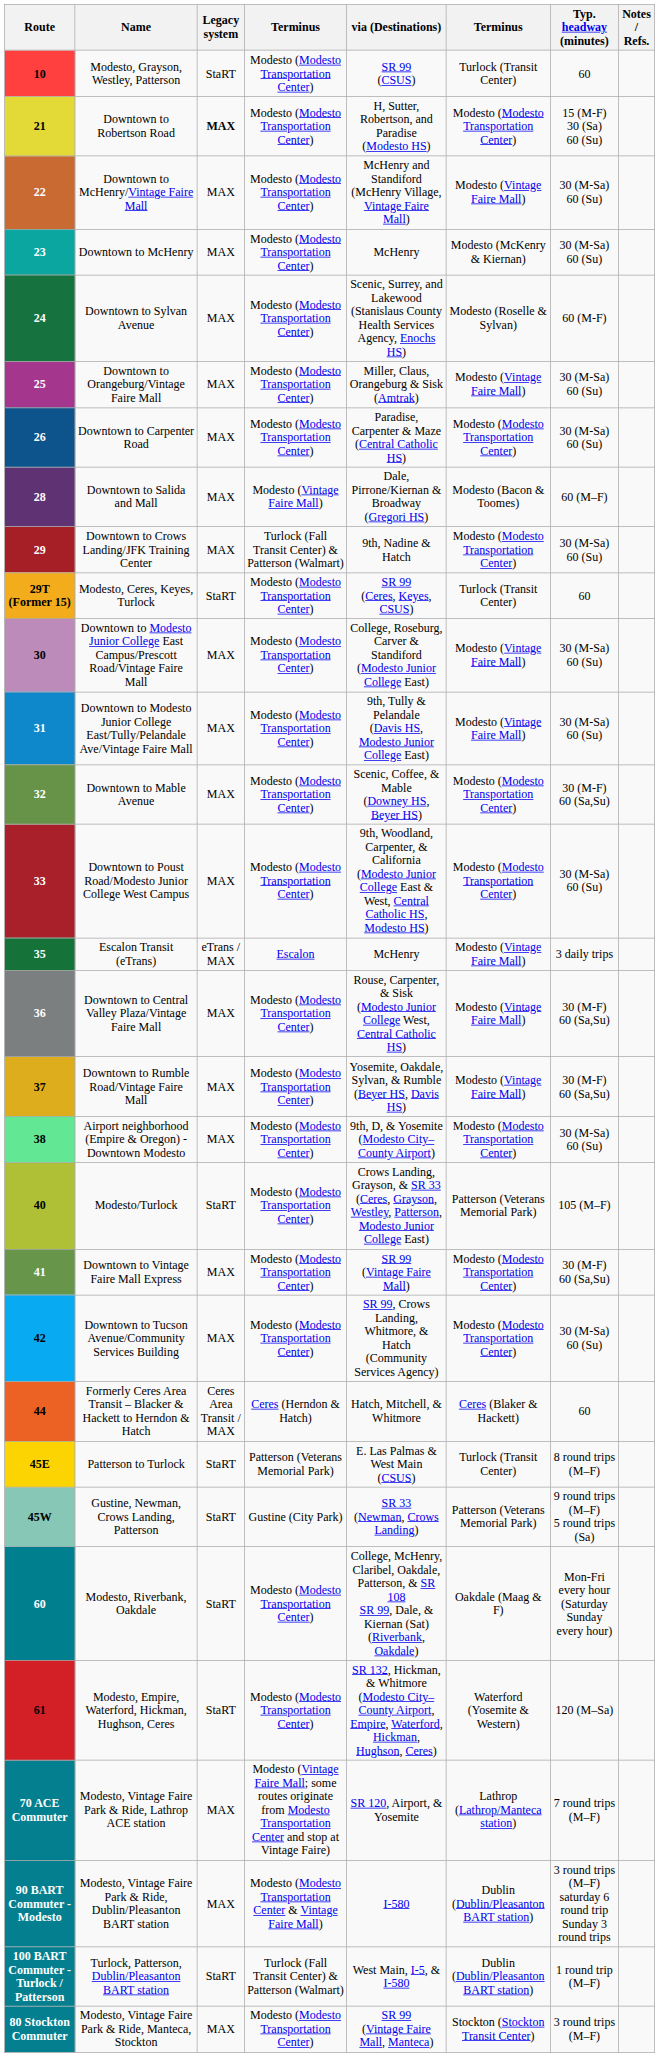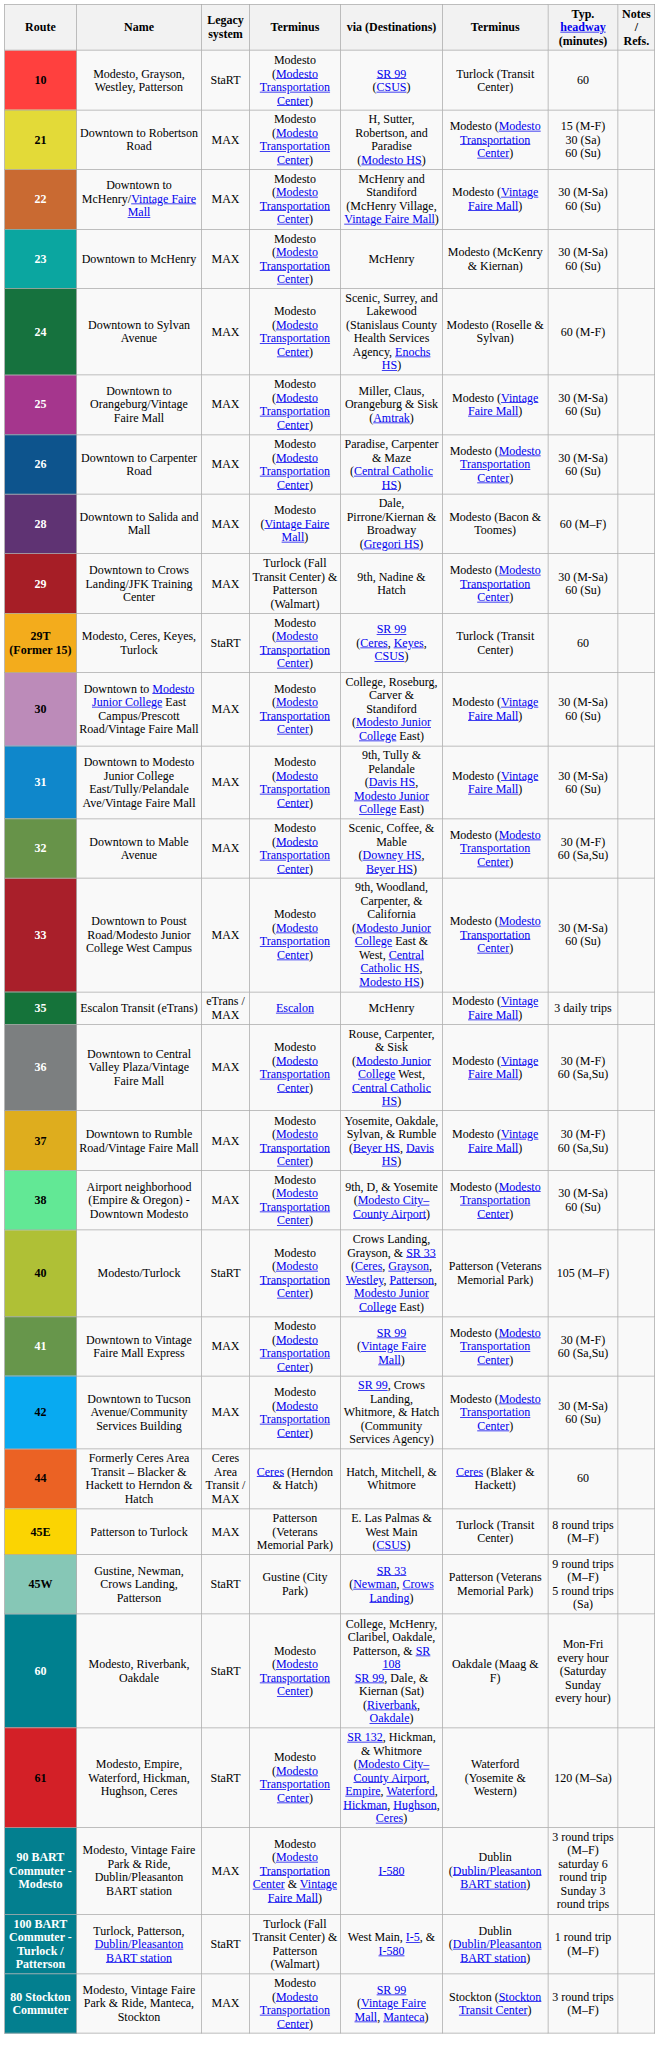(221, 126) bold -> (225, 139) normal
(221, 1464) StaRT -> (225, 1531) MAX
- row: (40, 1810)
